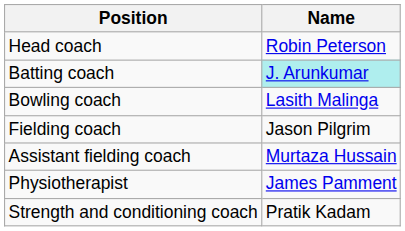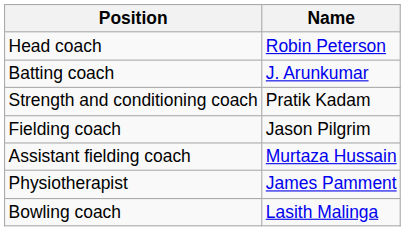(317, 73) paleturquoise background -> (317, 73) no background
rows swapped: (65, 101) <-> (133, 211)
